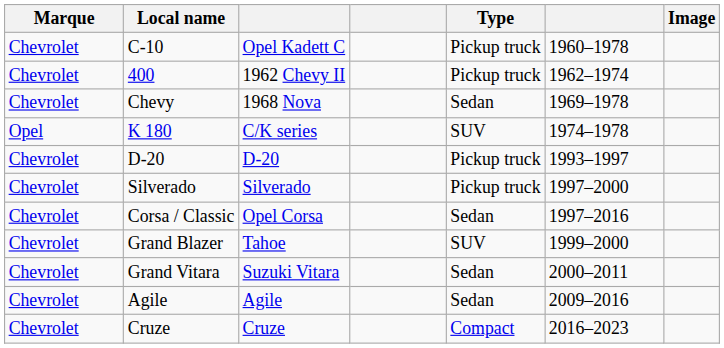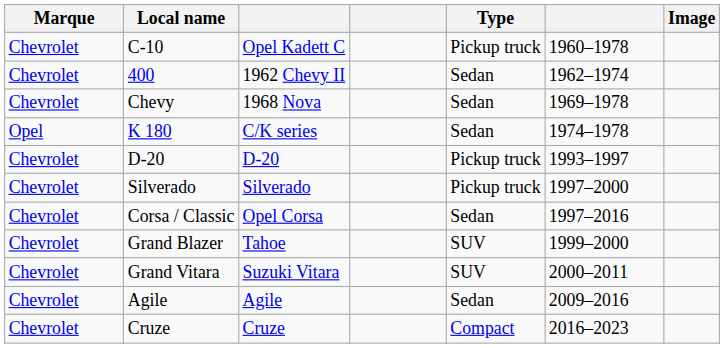(495, 74) Pickup truck -> (472, 74) Sedan
(468, 131) SUV -> (472, 131) Sedan
(472, 272) Sedan -> (468, 272) SUV
